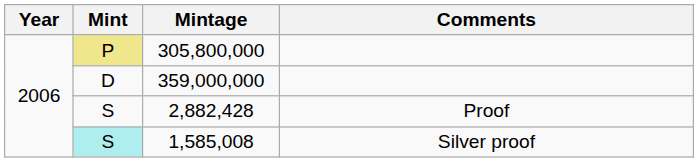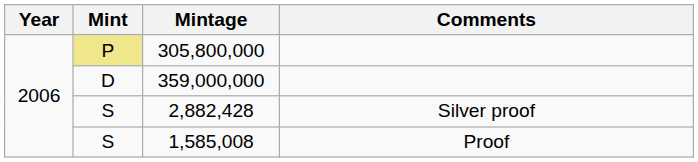(486, 111) Proof -> (486, 111) Silver proof
(108, 141) paleturquoise background -> (108, 141) no background
(486, 141) Silver proof -> (486, 141) Proof
